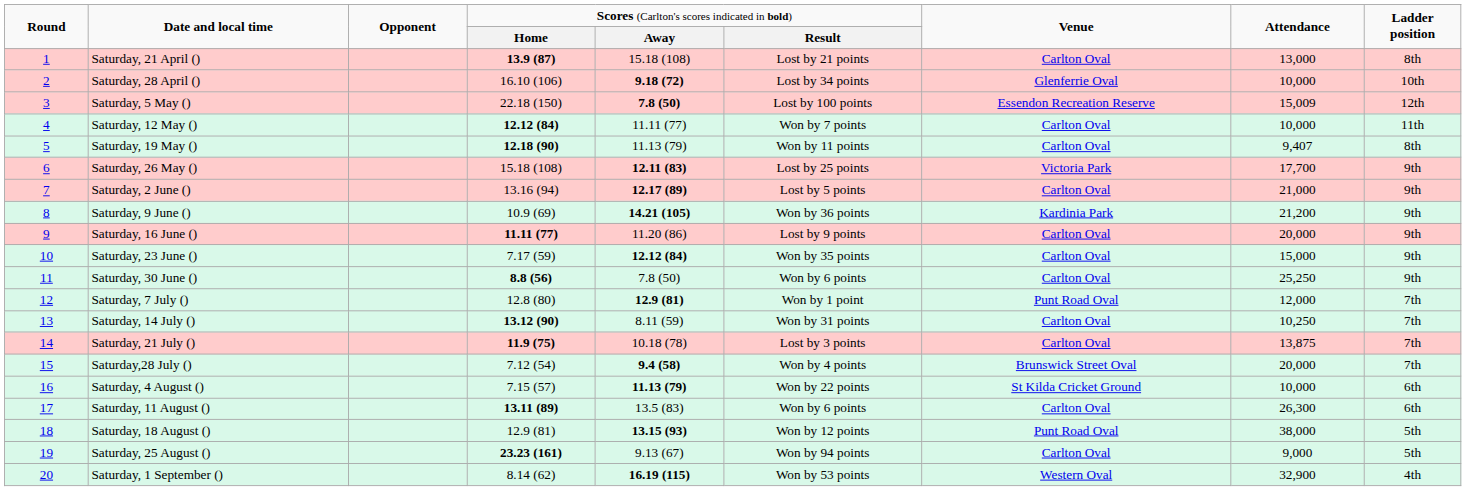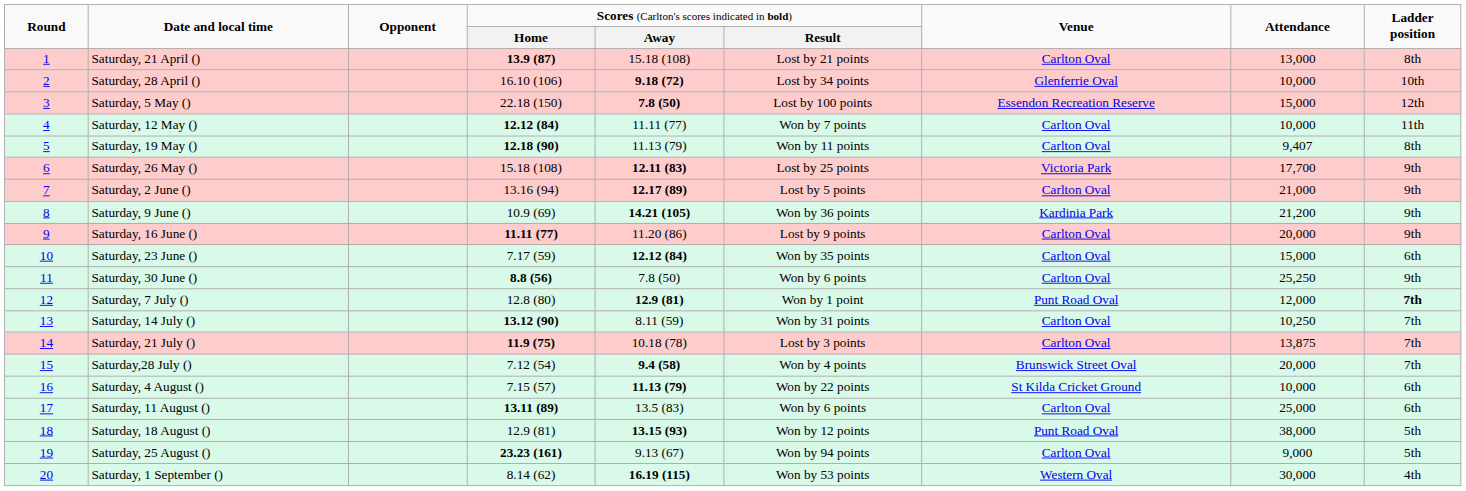(1297, 103) 15,009 -> (1297, 103) 15,000
(1413, 256) 9th -> (1413, 256) 6th
(1413, 299) normal -> (1413, 299) bold
(1297, 409) 26,300 -> (1297, 409) 25,000
(1297, 474) 32,900 -> (1297, 474) 30,000
